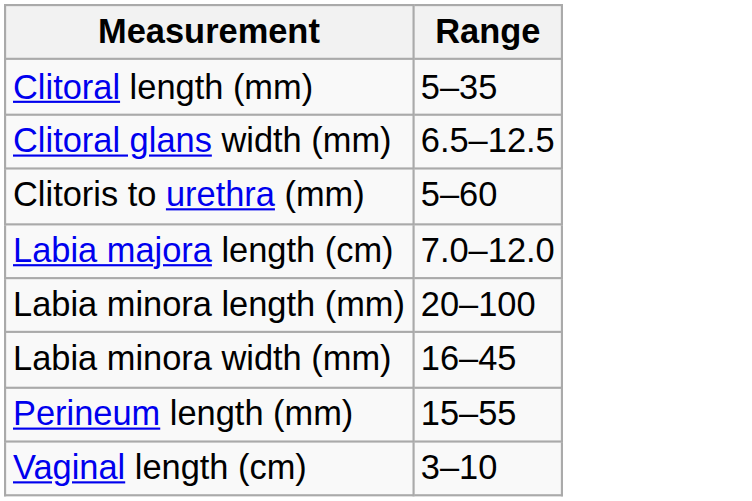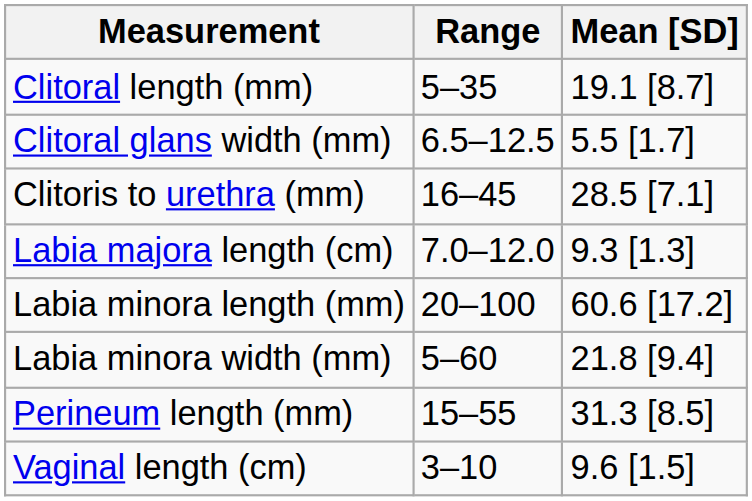+ column: (655, 31)
(459, 195) 5–60 -> (469, 195) 16–45
(469, 359) 16–45 -> (459, 359) 5–60
